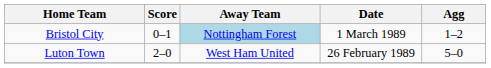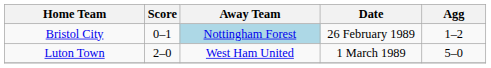(371, 33) 1 March 1989 -> (371, 33) 26 February 1989
(371, 53) 26 February 1989 -> (371, 53) 1 March 1989
